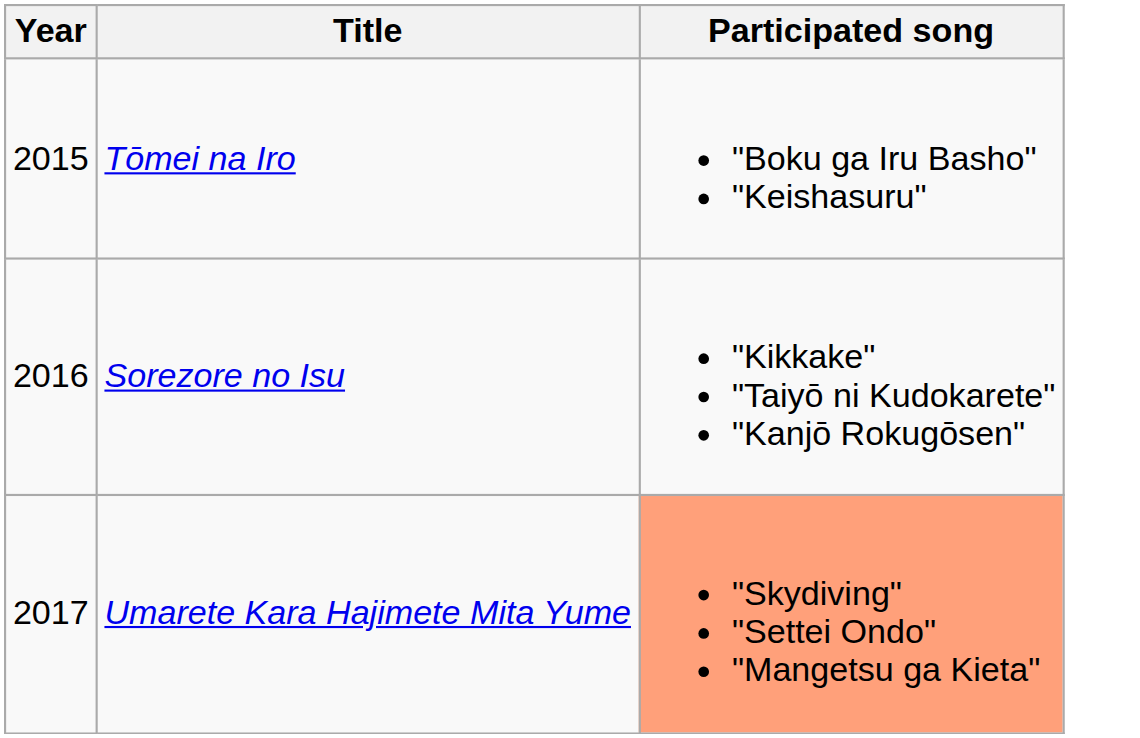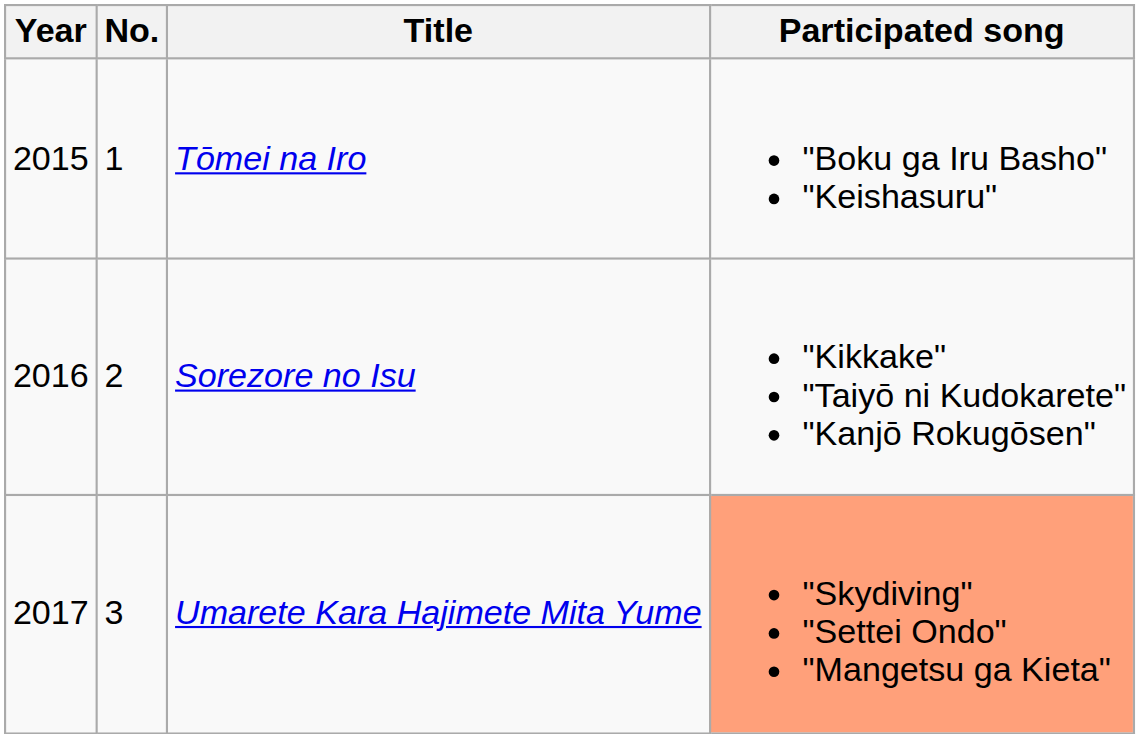+ column: (132, 31)
